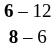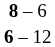rows swapped: (28, 37) <-> (28, 10)
